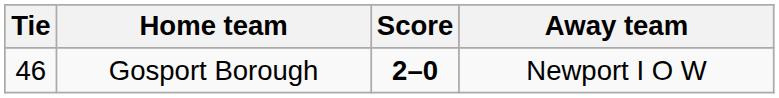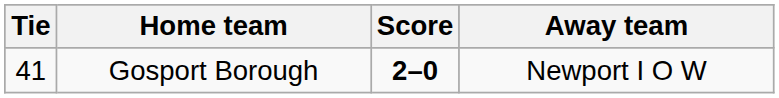(31, 69) 46 -> (31, 69) 41
